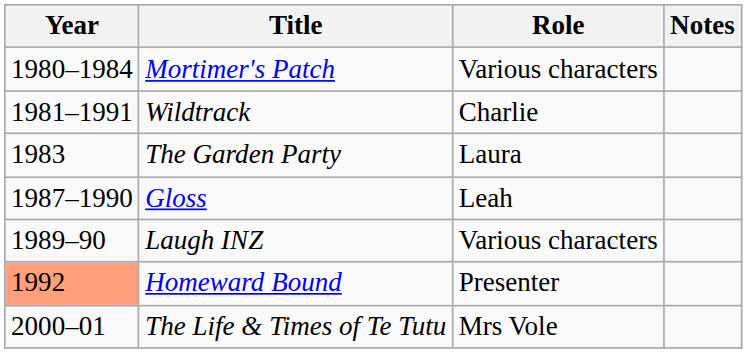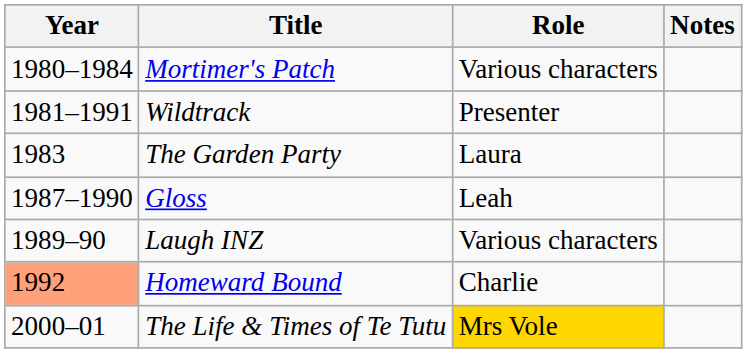(499, 111) Charlie -> (509, 111) Presenter
(509, 283) Presenter -> (499, 283) Charlie
(508, 326) no background -> (508, 326) gold background
